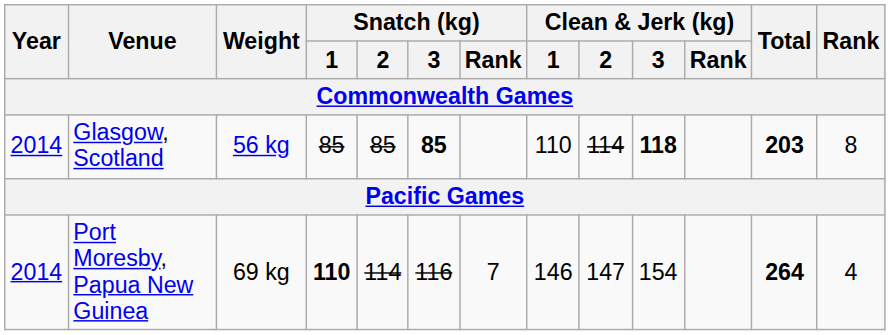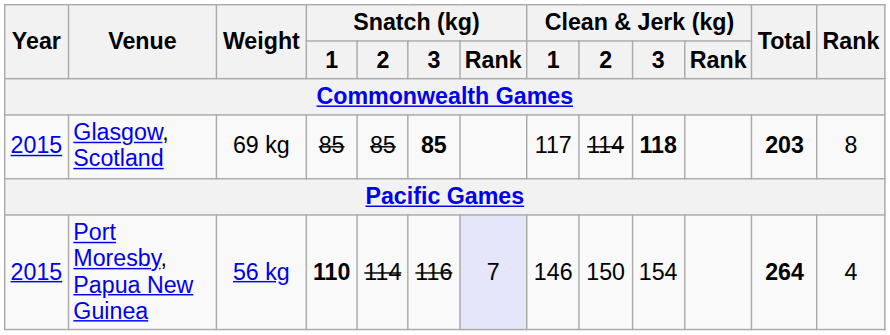(36, 146) 2014 -> (36, 146) 2015
(261, 146) 56 kg -> (261, 146) 69 kg
(553, 146) 110 -> (553, 146) 117
(36, 272) 2014 -> (36, 272) 2015
(261, 272) 69 kg -> (261, 272) 56 kg
(493, 272) no background -> (493, 272) lavender background
(606, 272) 147 -> (606, 272) 150
